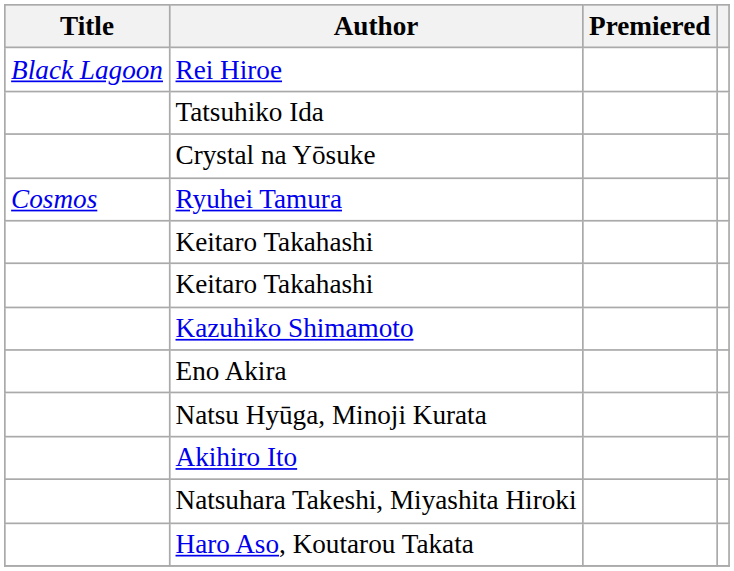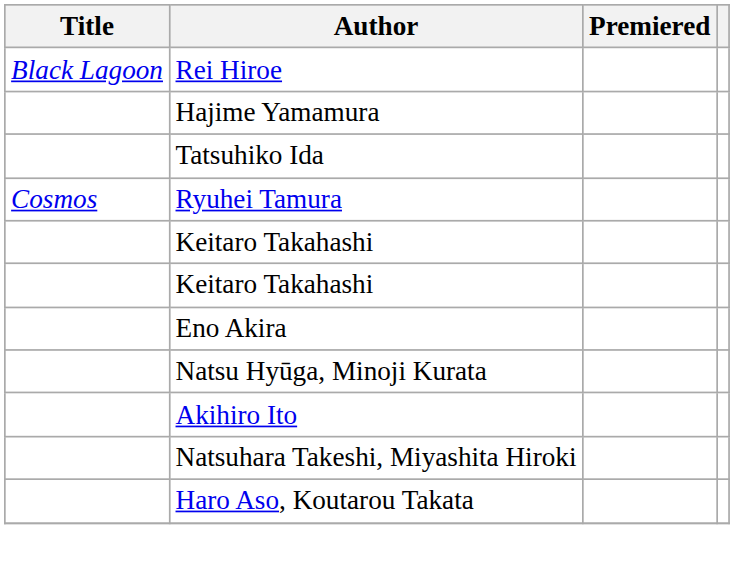+ row: (87, 113)
- row: (87, 156)
- row: (87, 328)
